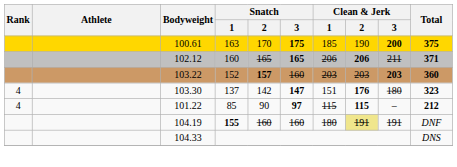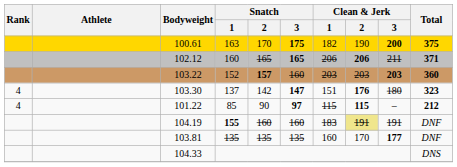(329, 43) 185 -> (329, 43) 182
(329, 122) 180 -> (329, 122) 183
+ row: (188, 138)
